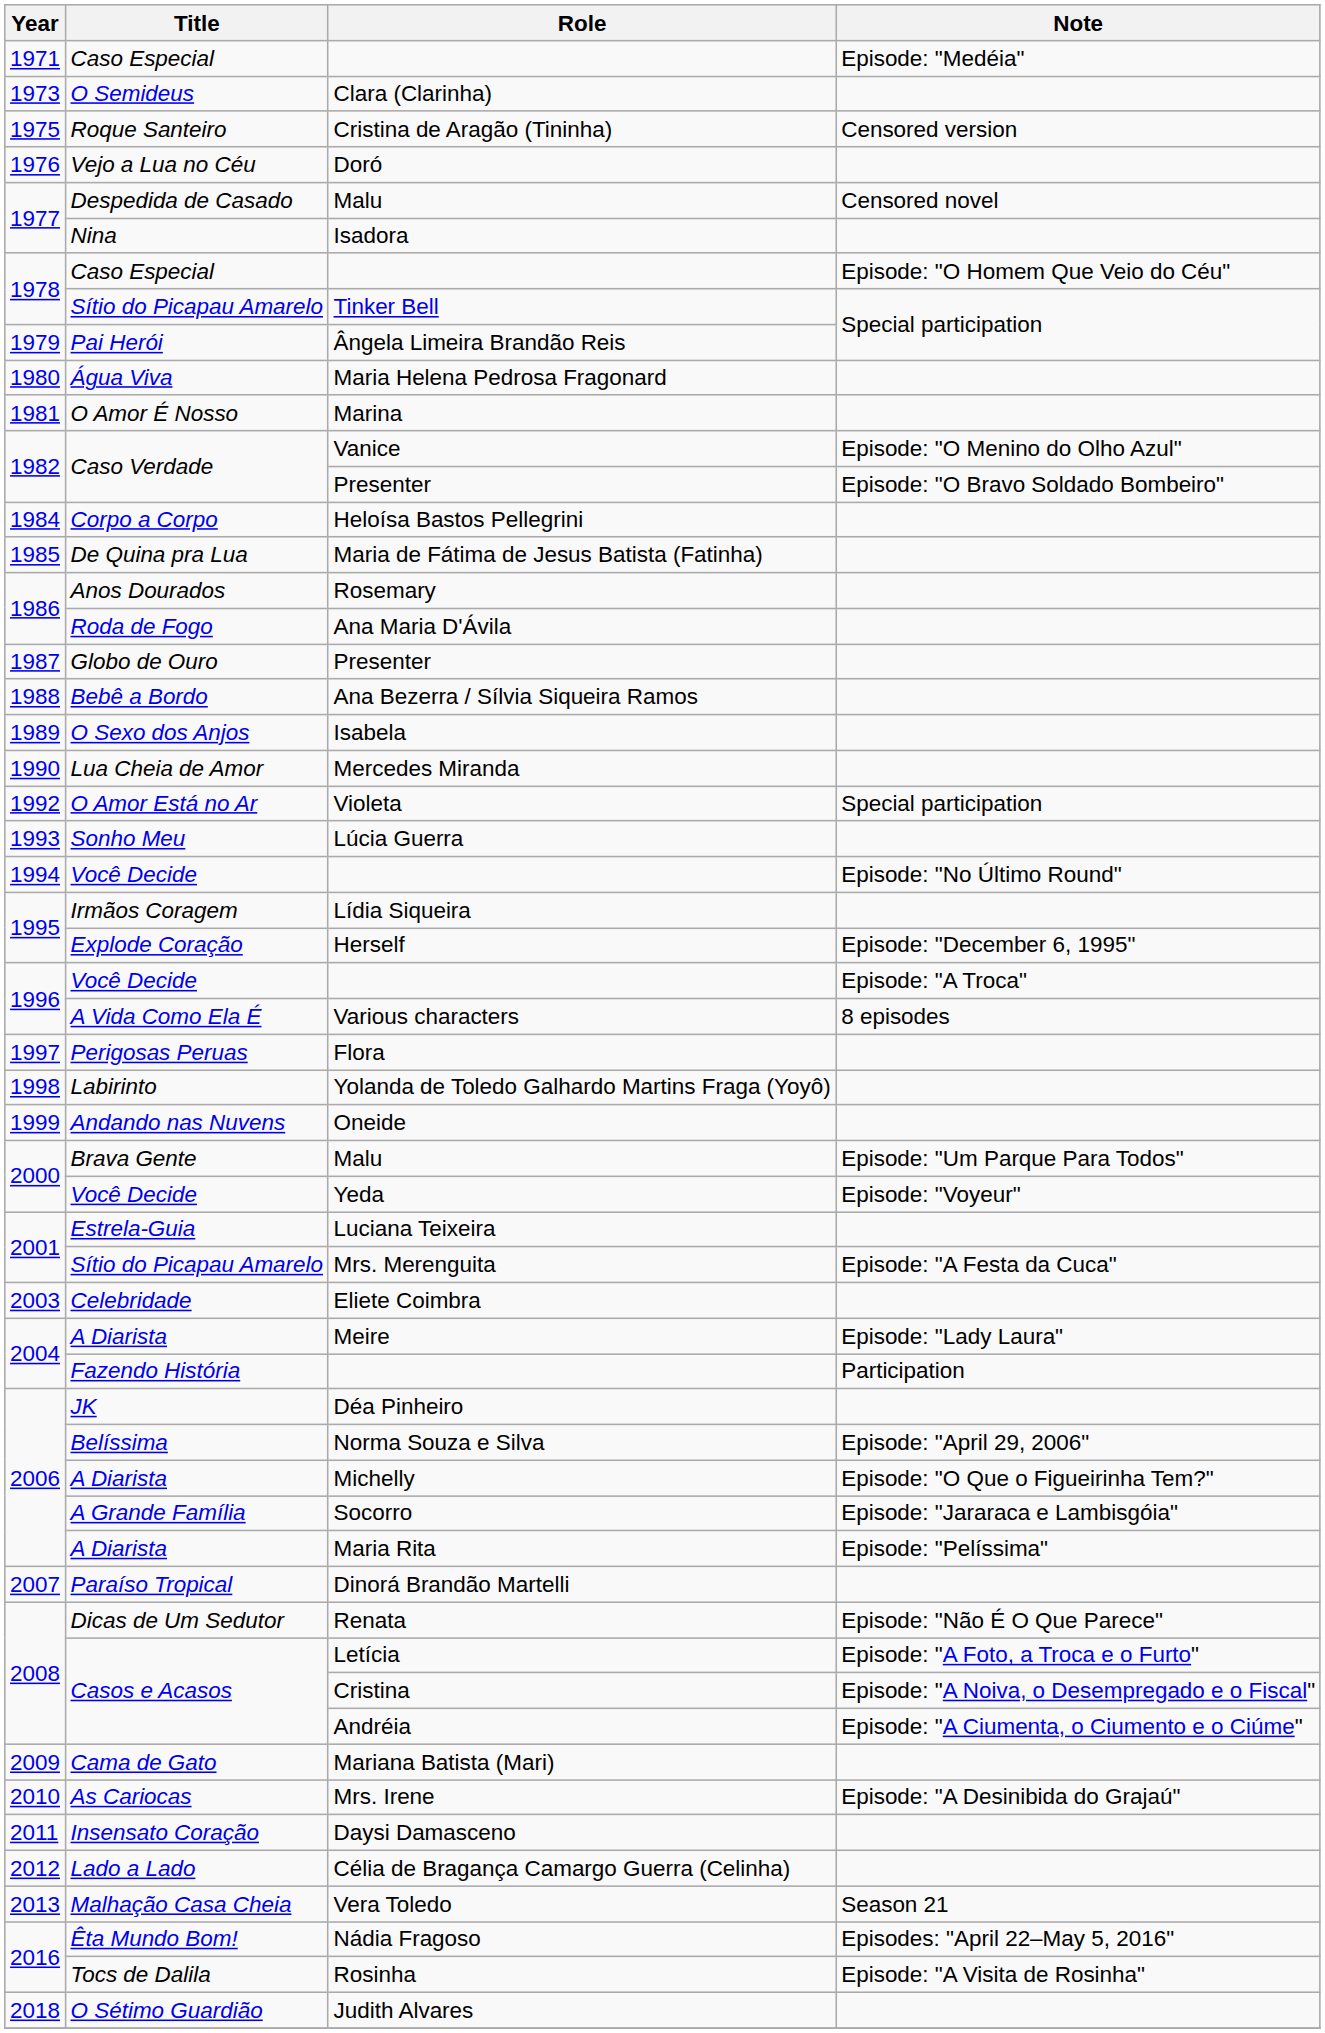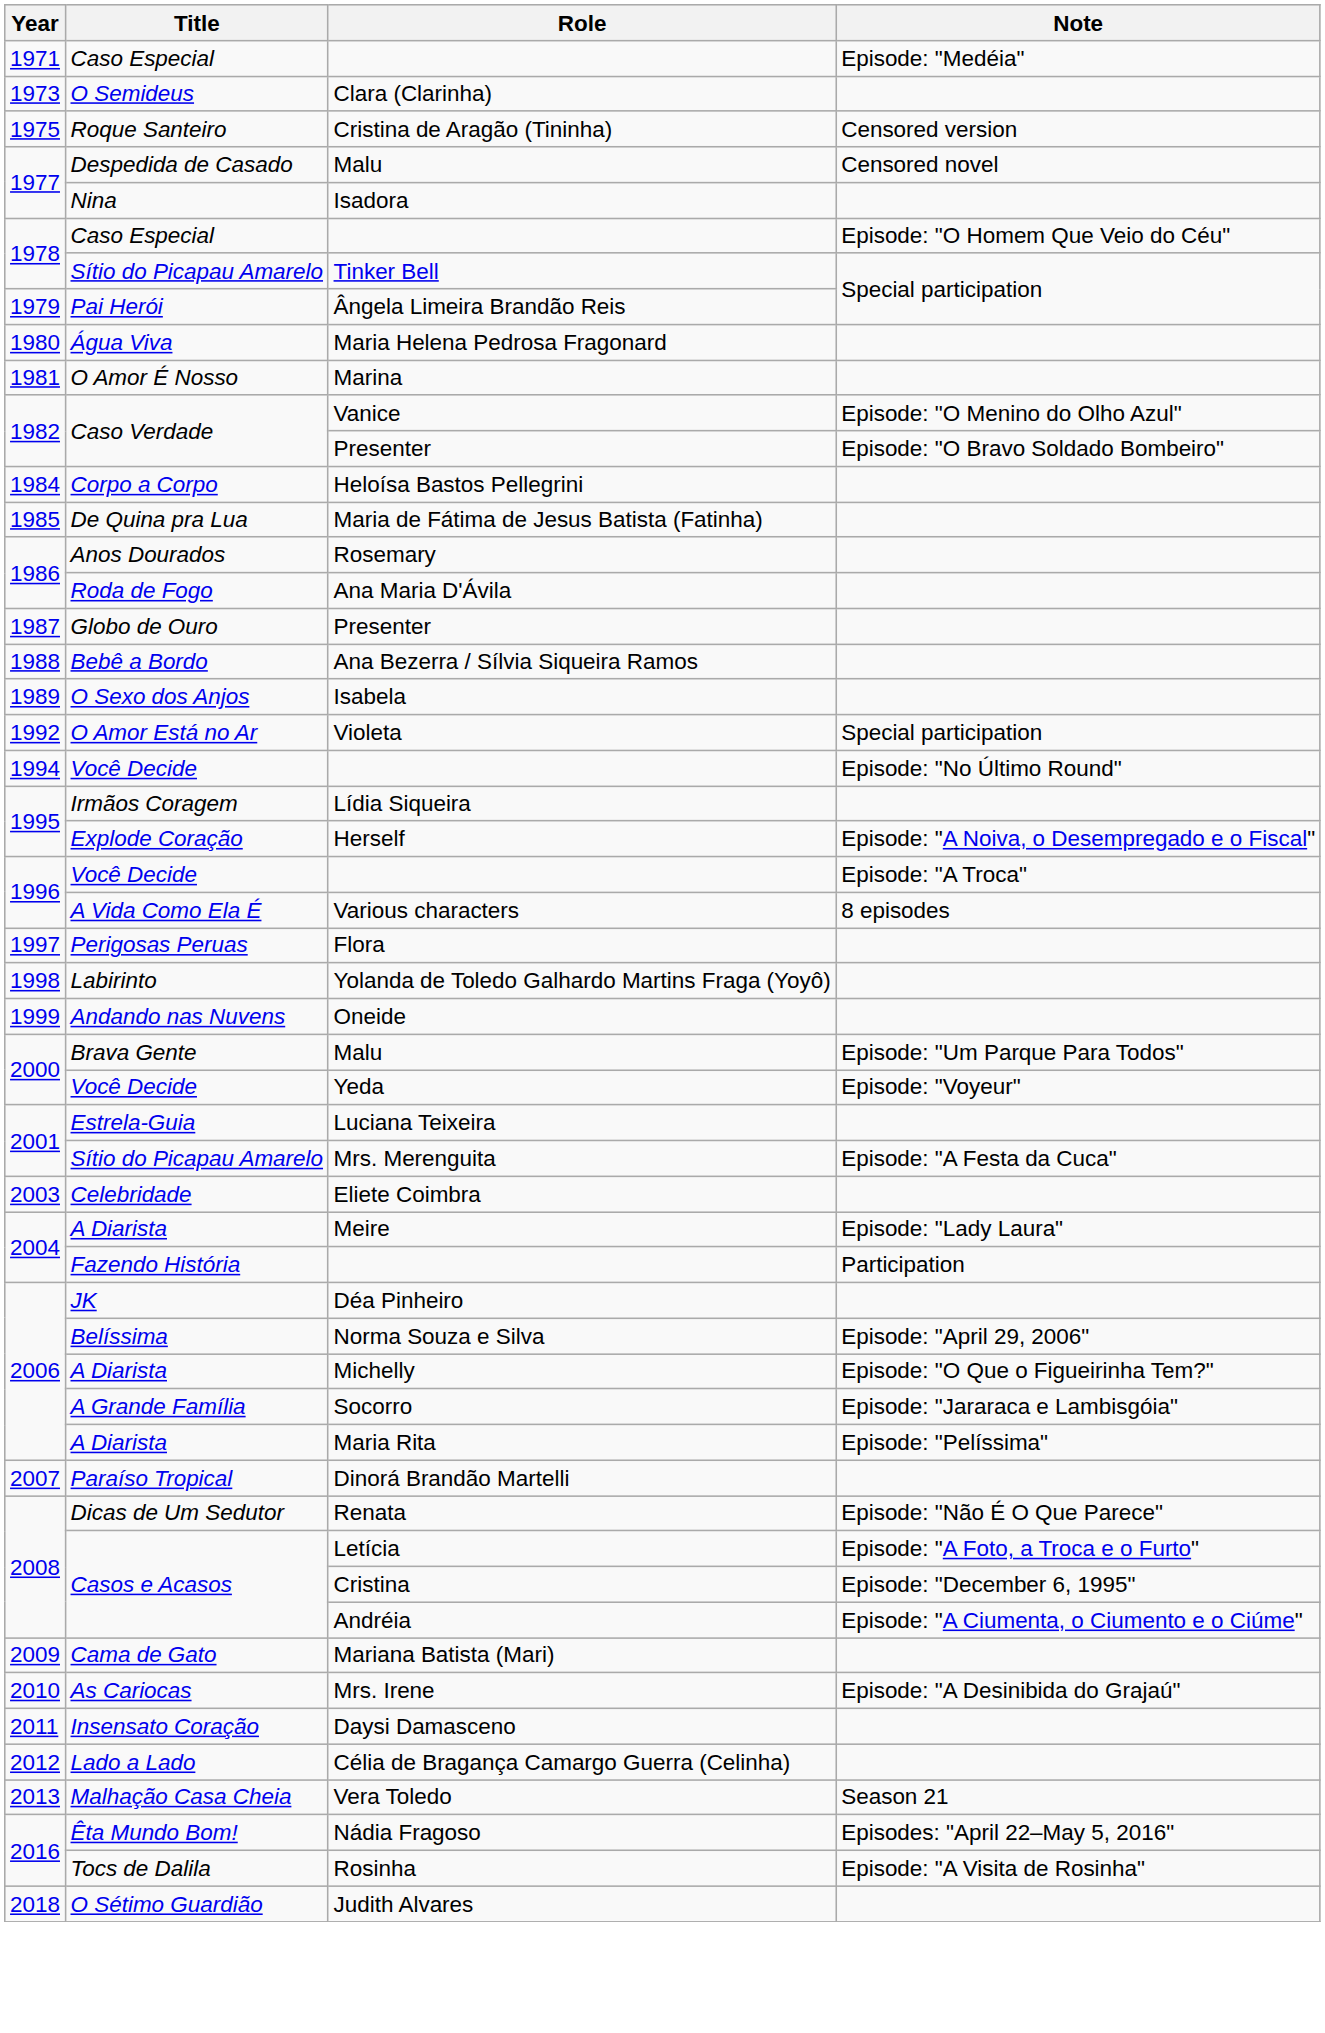- row: (35, 165)
- row: (35, 768)
- row: (35, 839)
(988, 946) Episode: "December 6, 1995" -> (1078, 839) Episode: "A Noiva, o Desempregado e o Fiscal"
(1078, 1691) Episode: "A Noiva, o Desempregado e o Fiscal" -> (988, 1584) Episode: "December 6, 1995"
